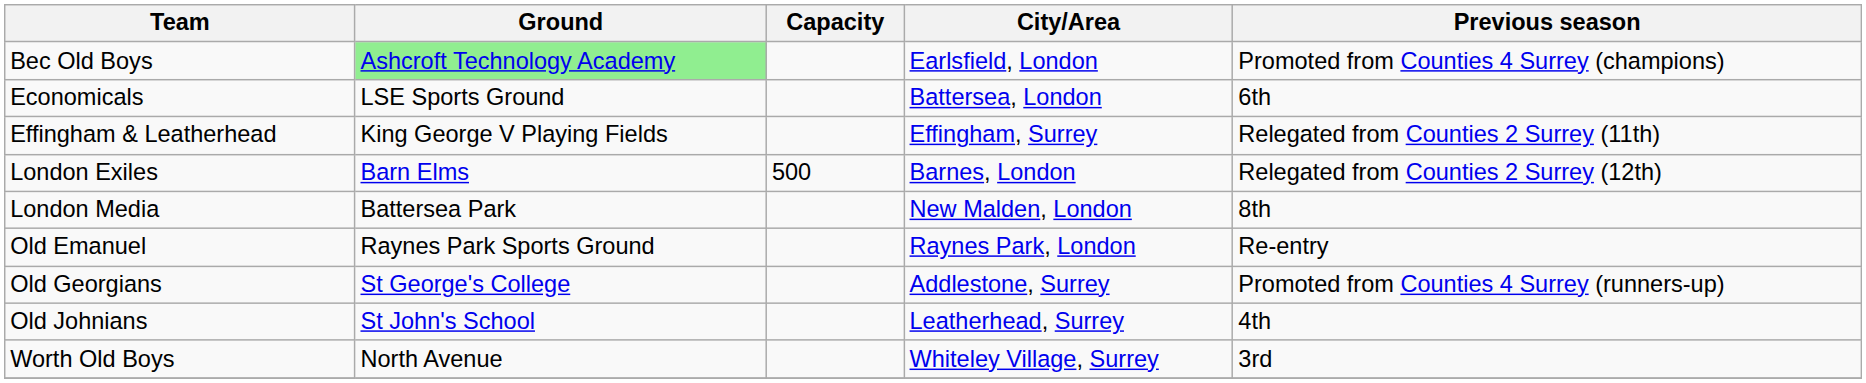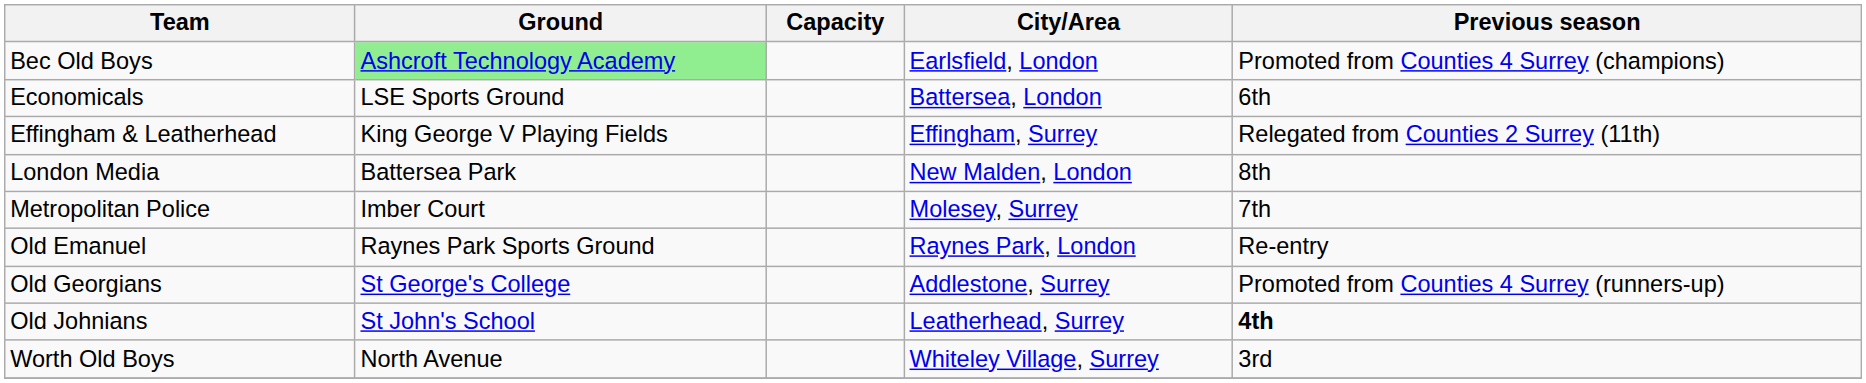- row: (84, 172)
+ row: (110, 209)
(1255, 321) normal -> (1256, 321) bold
